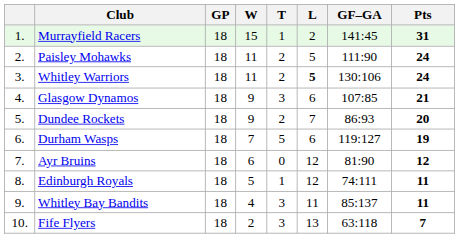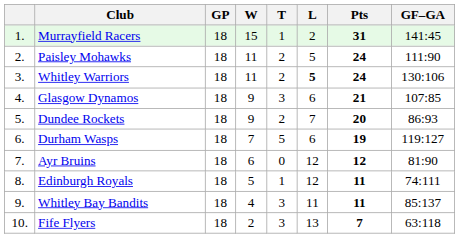columns swapped: (359, 14) <-> (423, 14)
